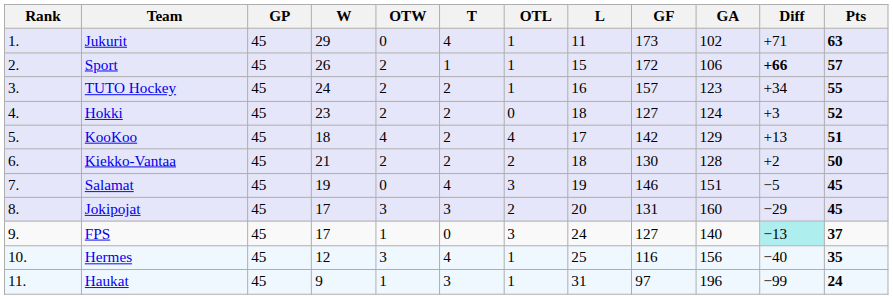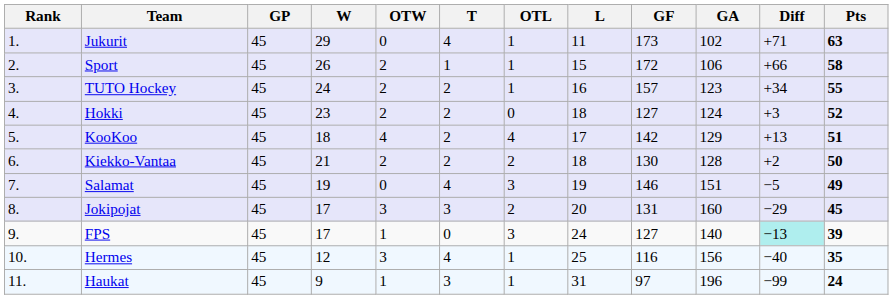(775, 64) bold -> (775, 64) normal
(835, 64) 57 -> (835, 64) 58
(835, 185) 45 -> (835, 185) 49
(835, 233) 37 -> (835, 233) 39
